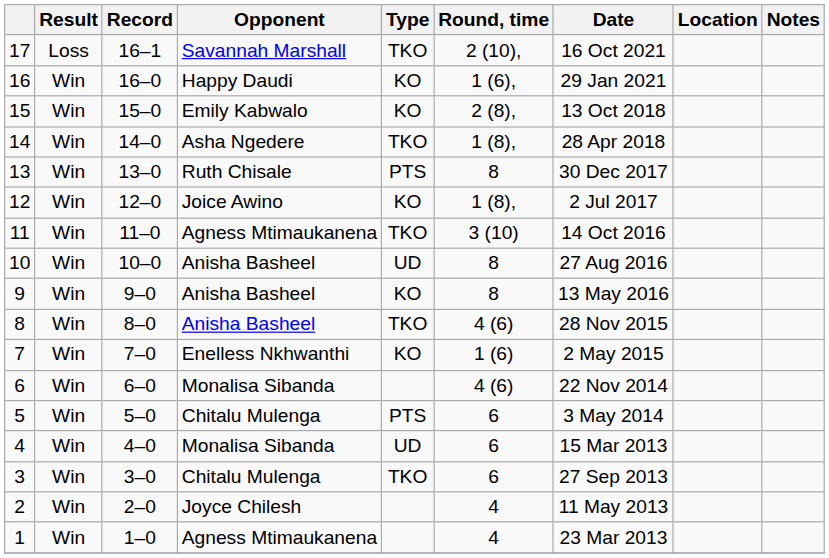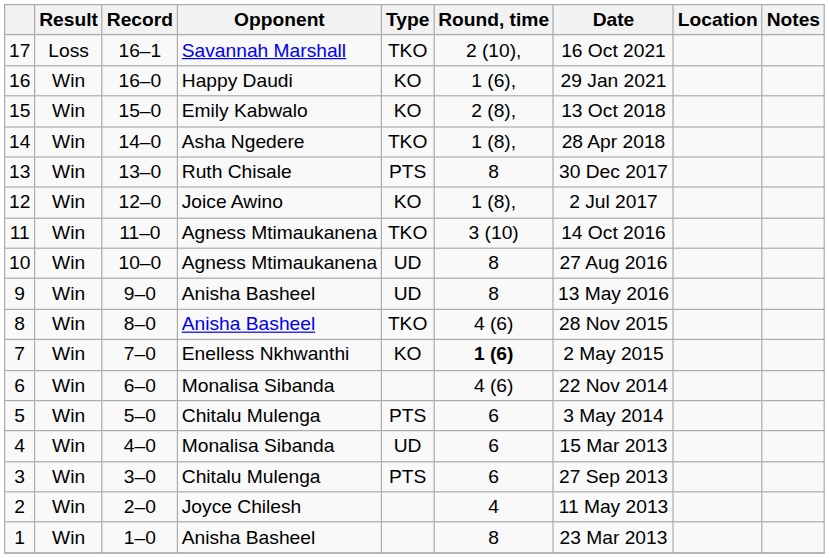(248, 263) Anisha Basheel -> (279, 263) Agness Mtimaukanena
(408, 293) KO -> (408, 293) UD
(494, 354) normal -> (494, 354) bold
(408, 476) TKO -> (408, 476) PTS
(279, 537) Agness Mtimaukanena -> (248, 537) Anisha Basheel
(494, 537) 4 -> (494, 537) 8
